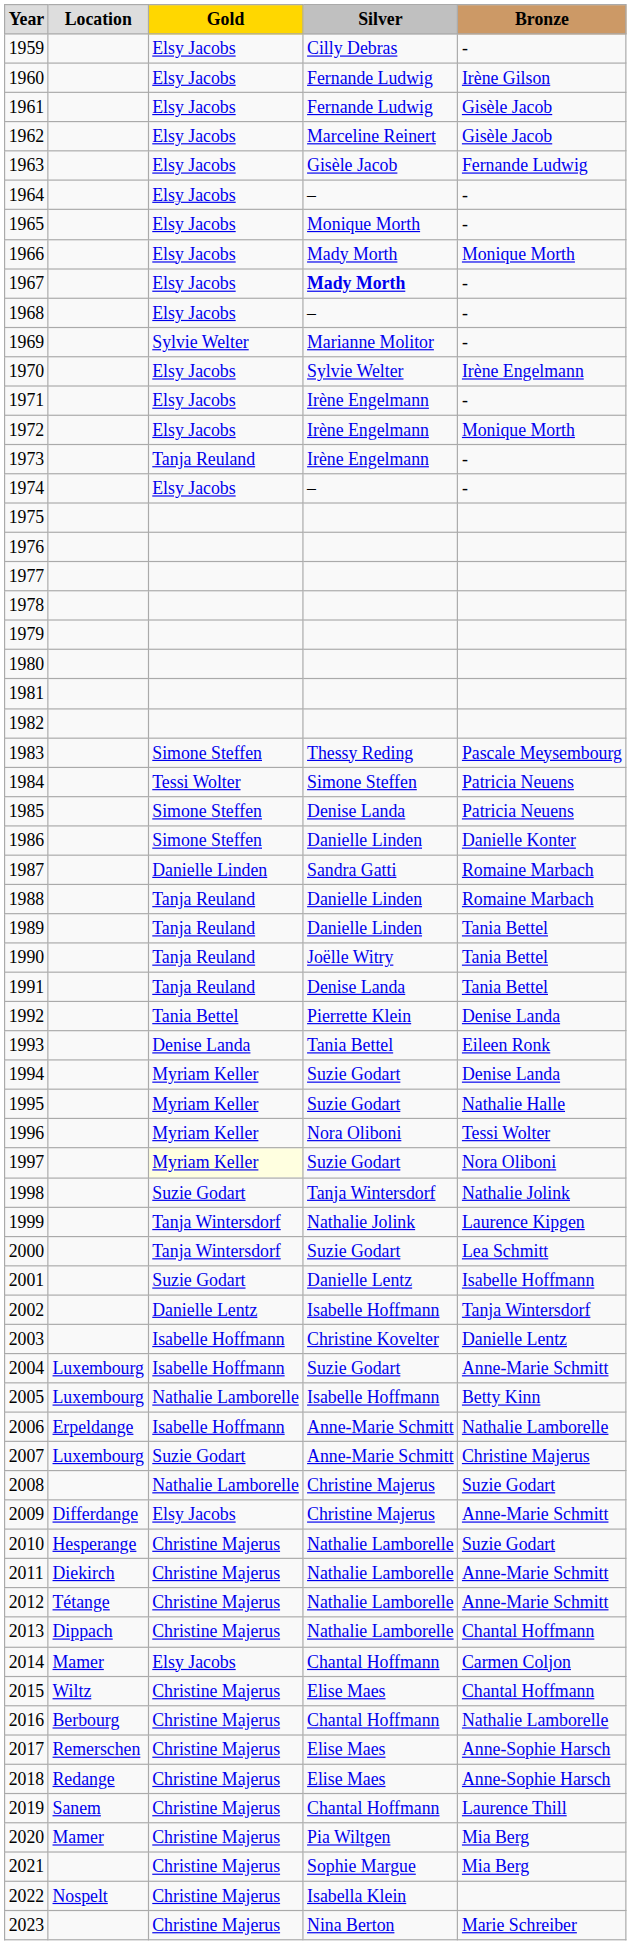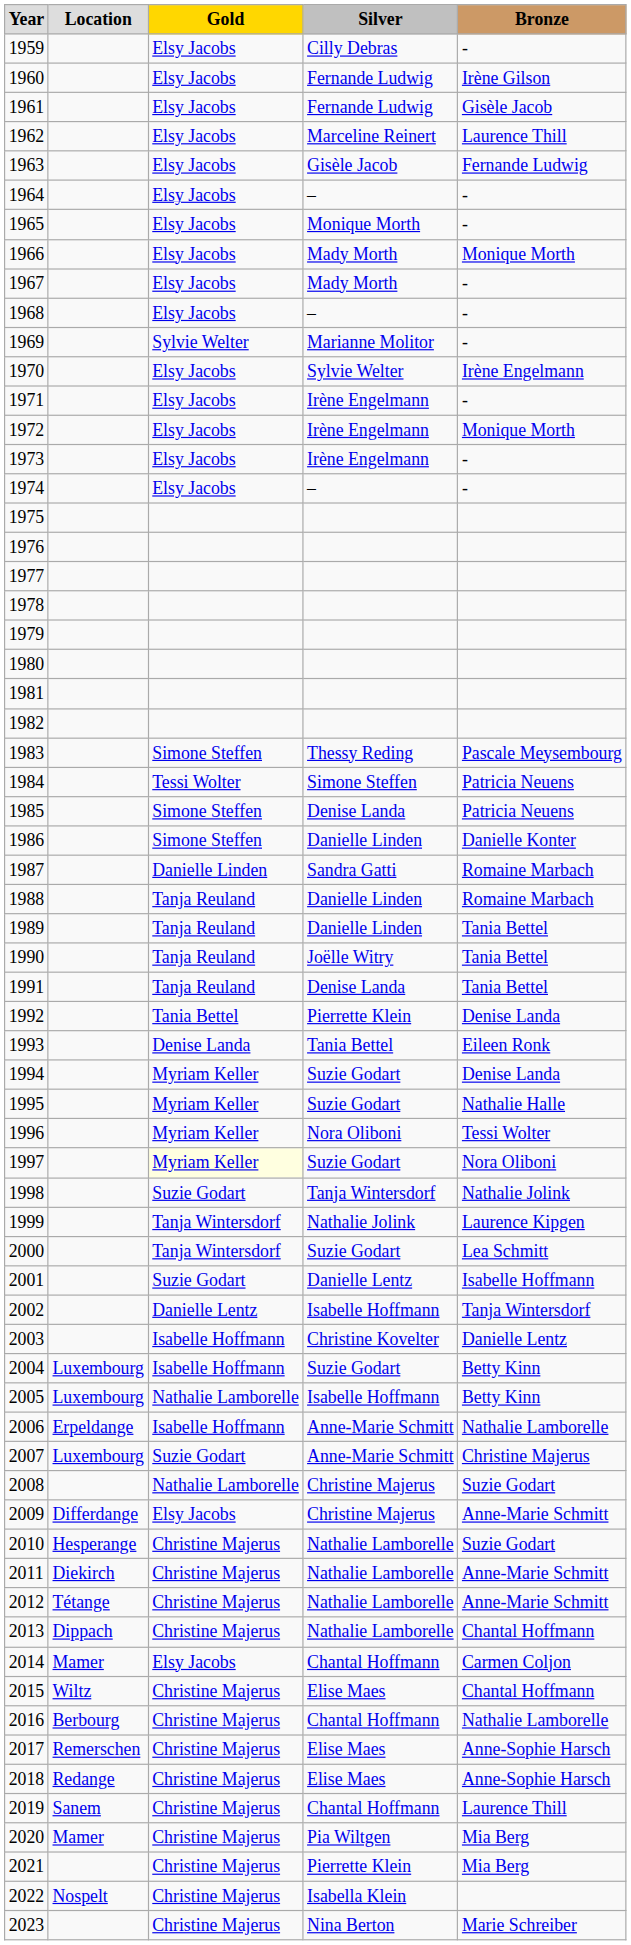(507, 136) Gisèle Jacob -> (514, 136) Laurence Thill
(356, 283) bold -> (352, 283) normal
(204, 459) Tanja Reuland -> (194, 459) Elsy Jacobs
(535, 1368) Anne-Marie Schmitt -> (501, 1368) Betty Kinn
(361, 1866) Sophie Margue -> (359, 1866) Pierrette Klein
